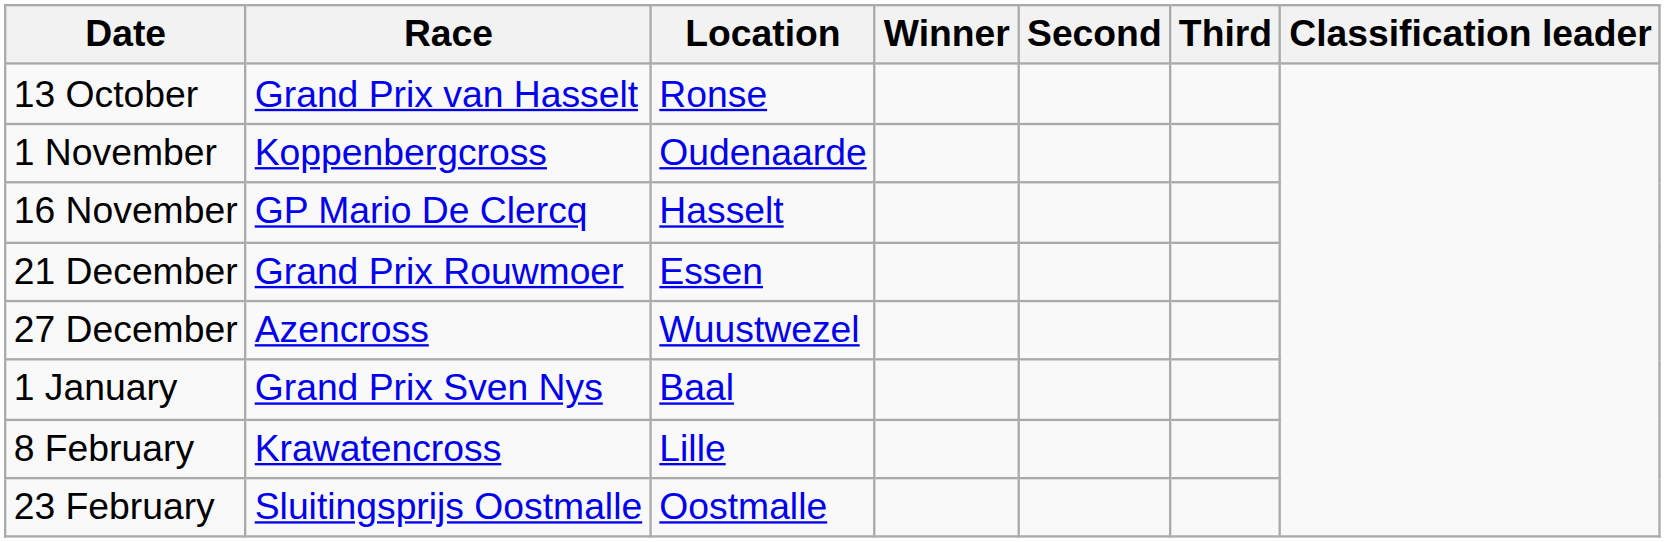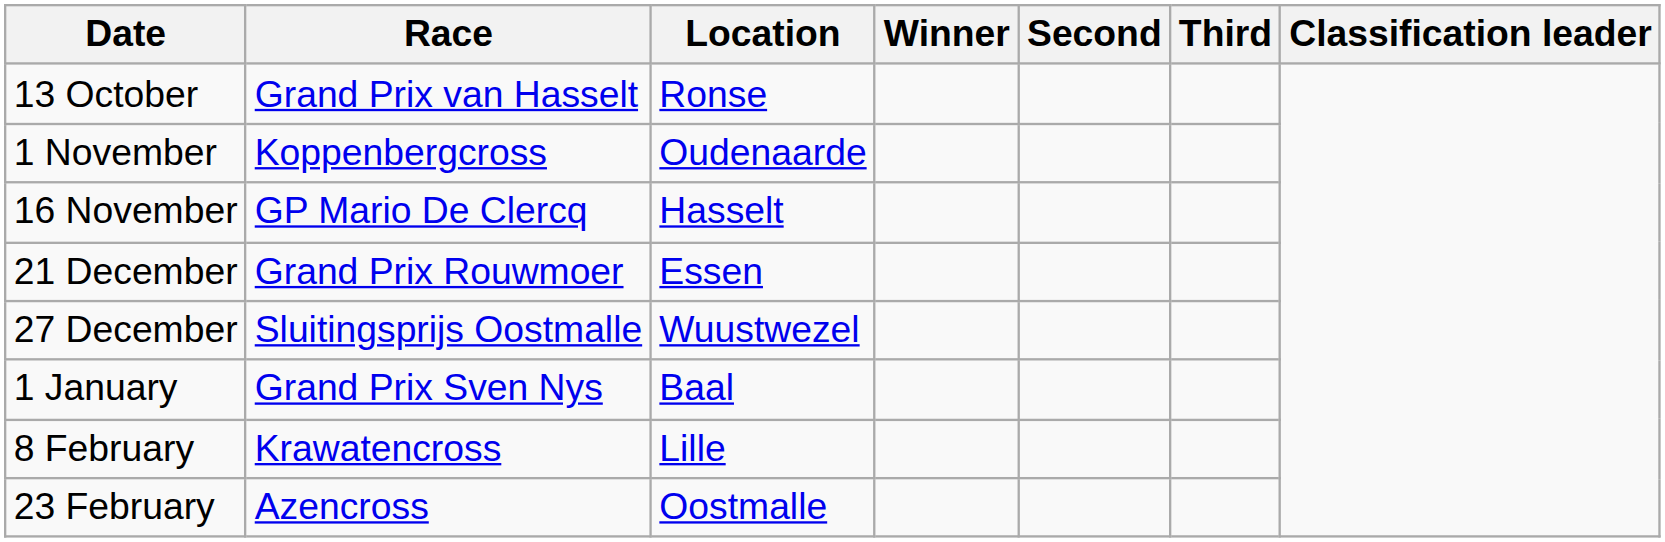(342, 329) Azencross -> (448, 329) Sluitingsprijs Oostmalle
(448, 507) Sluitingsprijs Oostmalle -> (342, 507) Azencross
